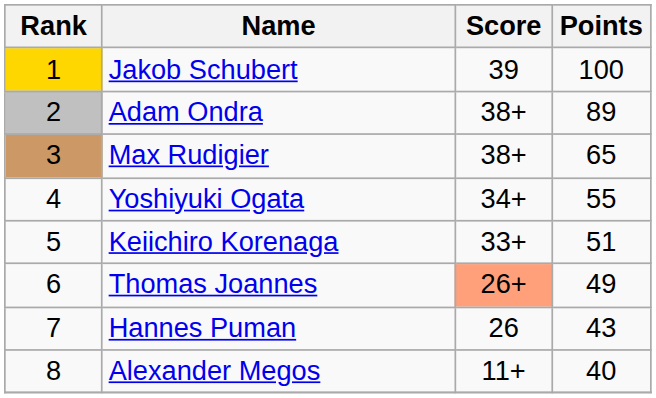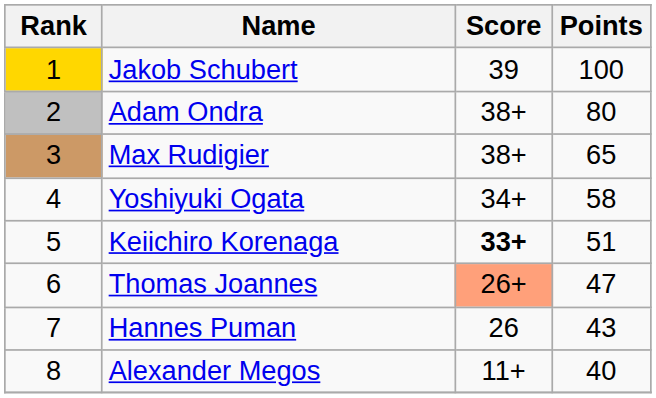(601, 112) 89 -> (601, 112) 80
(601, 198) 55 -> (601, 198) 58
(504, 241) normal -> (504, 241) bold
(601, 284) 49 -> (601, 284) 47
